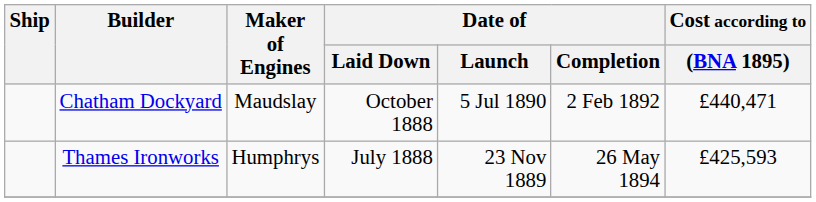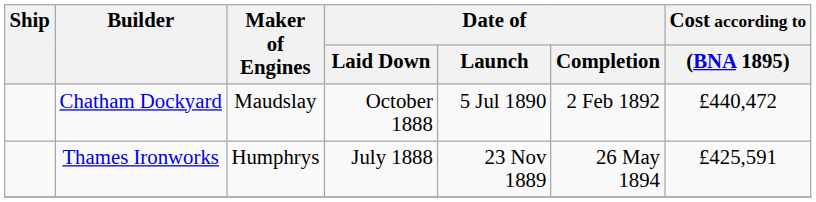(738, 100) £440,471 -> (738, 100) £440,472
(738, 157) £425,593 -> (738, 157) £425,591
